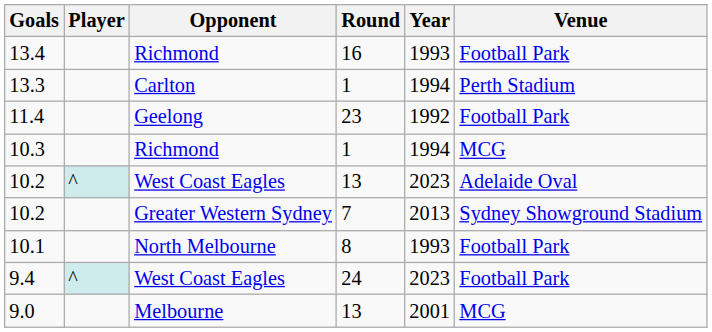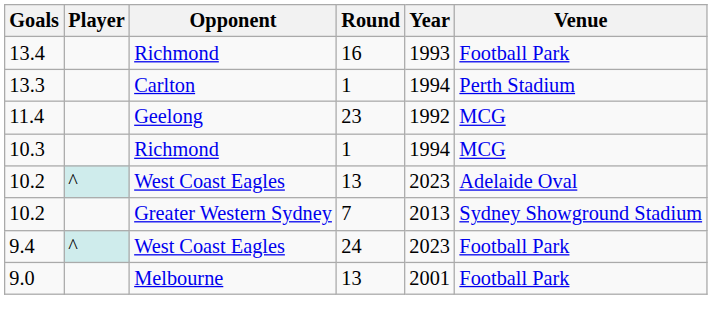(514, 117) Football Park -> (483, 117) MCG
- row: (27, 246)
(483, 310) MCG -> (514, 278) Football Park
